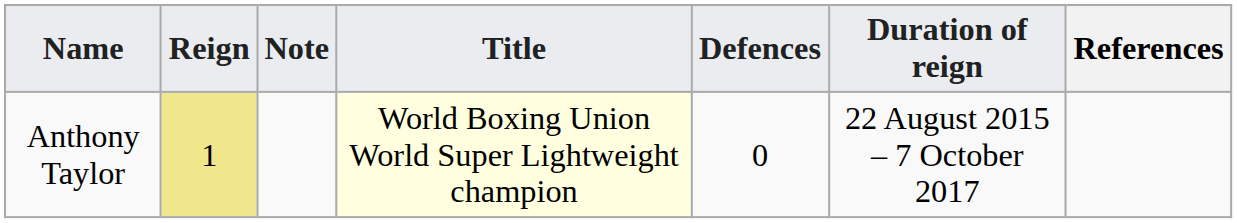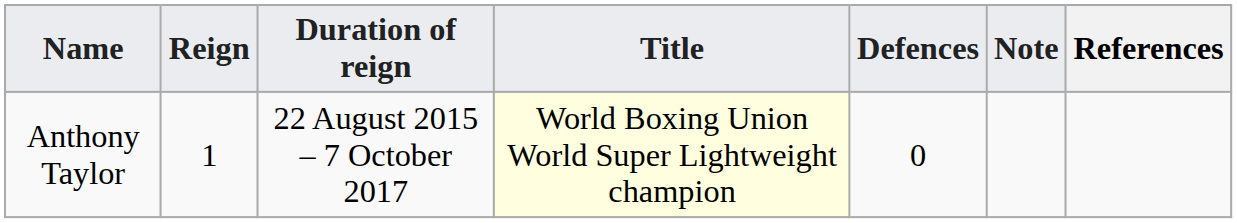columns swapped: (947, 48) <-> (297, 48)
(209, 154) khaki background -> (209, 154) no background
